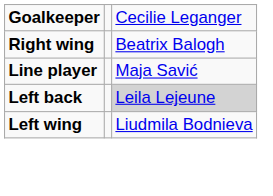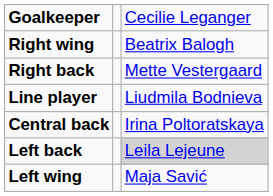+ row: (51, 71)
(156, 71) Maja Savić -> (193, 97) Liudmila Bodnieva
+ row: (59, 124)
(184, 124) Liudmila Bodnieva -> (166, 177) Maja Savić
